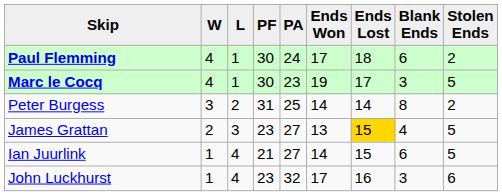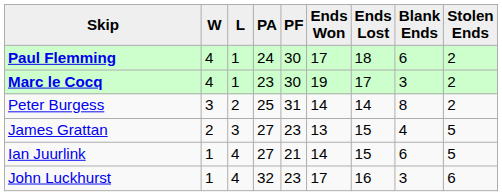columns swapped: (267, 25) <-> (293, 25)
(451, 81) 5 -> (451, 81) 2
(363, 130) gold background -> (363, 130) no background
